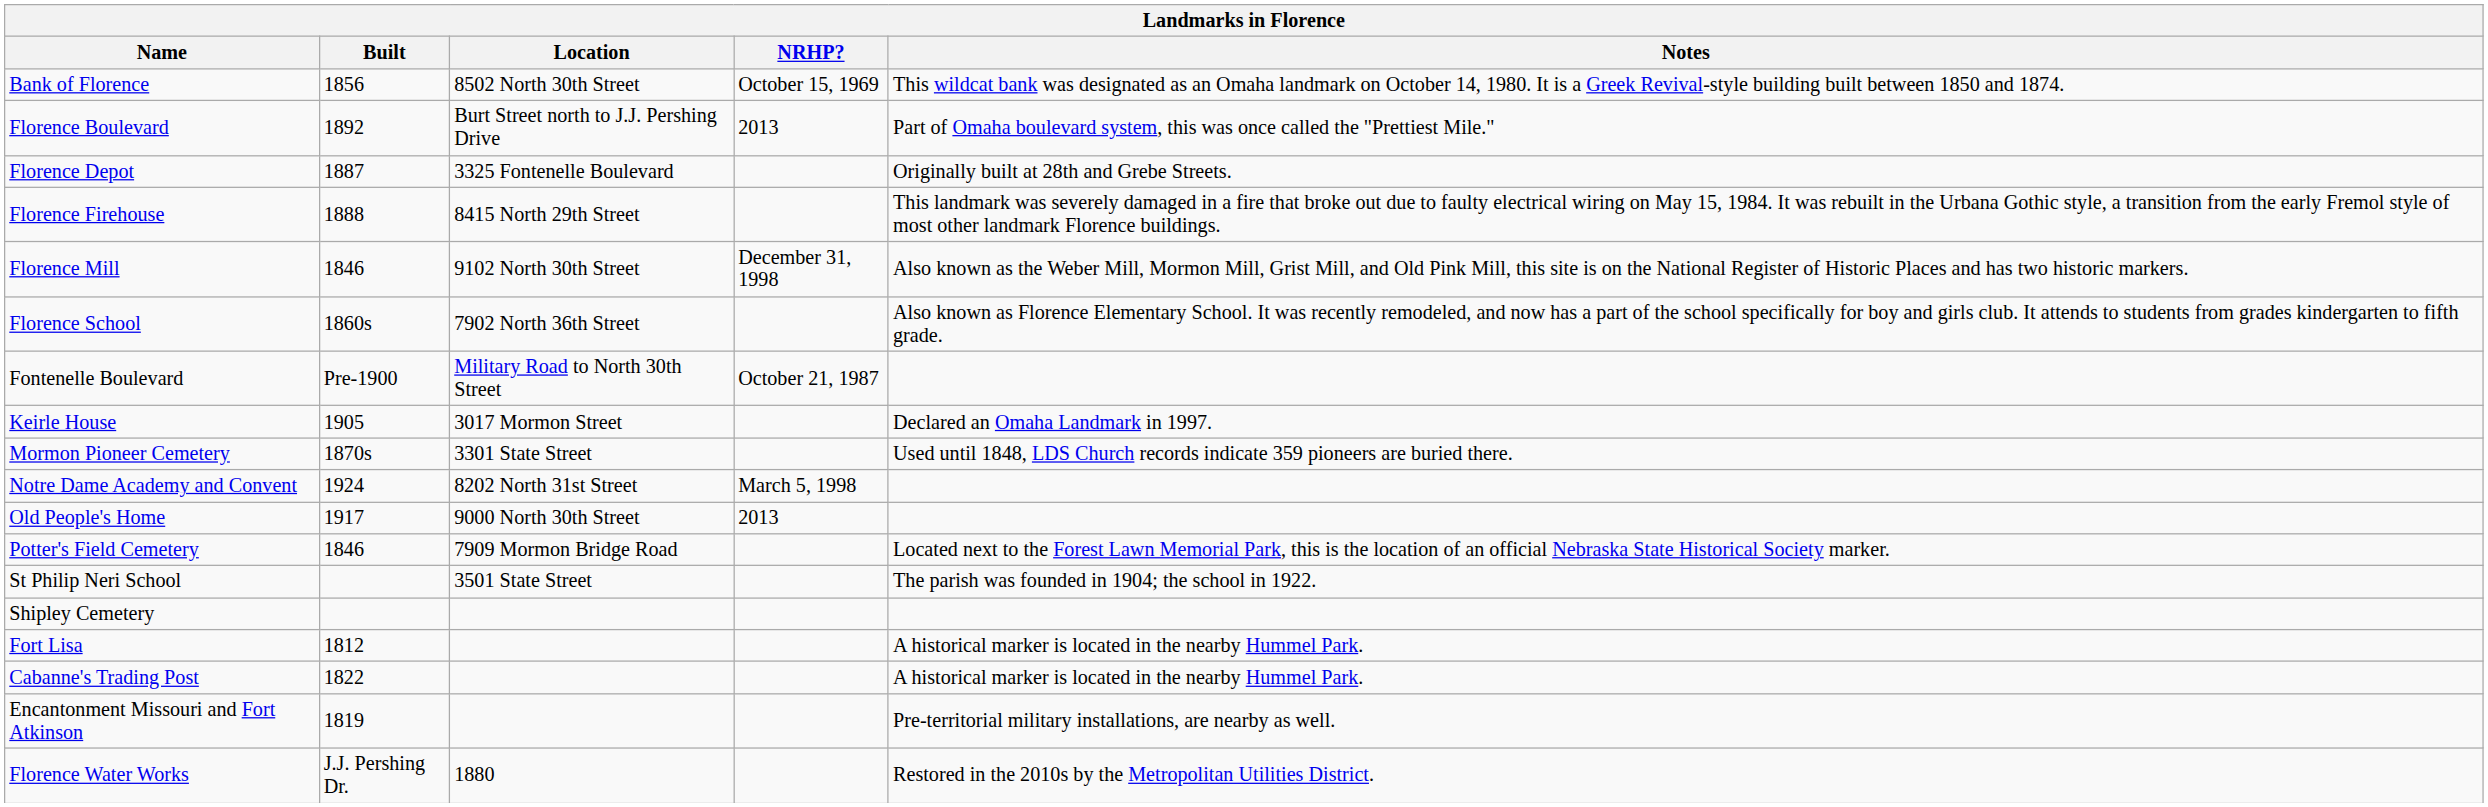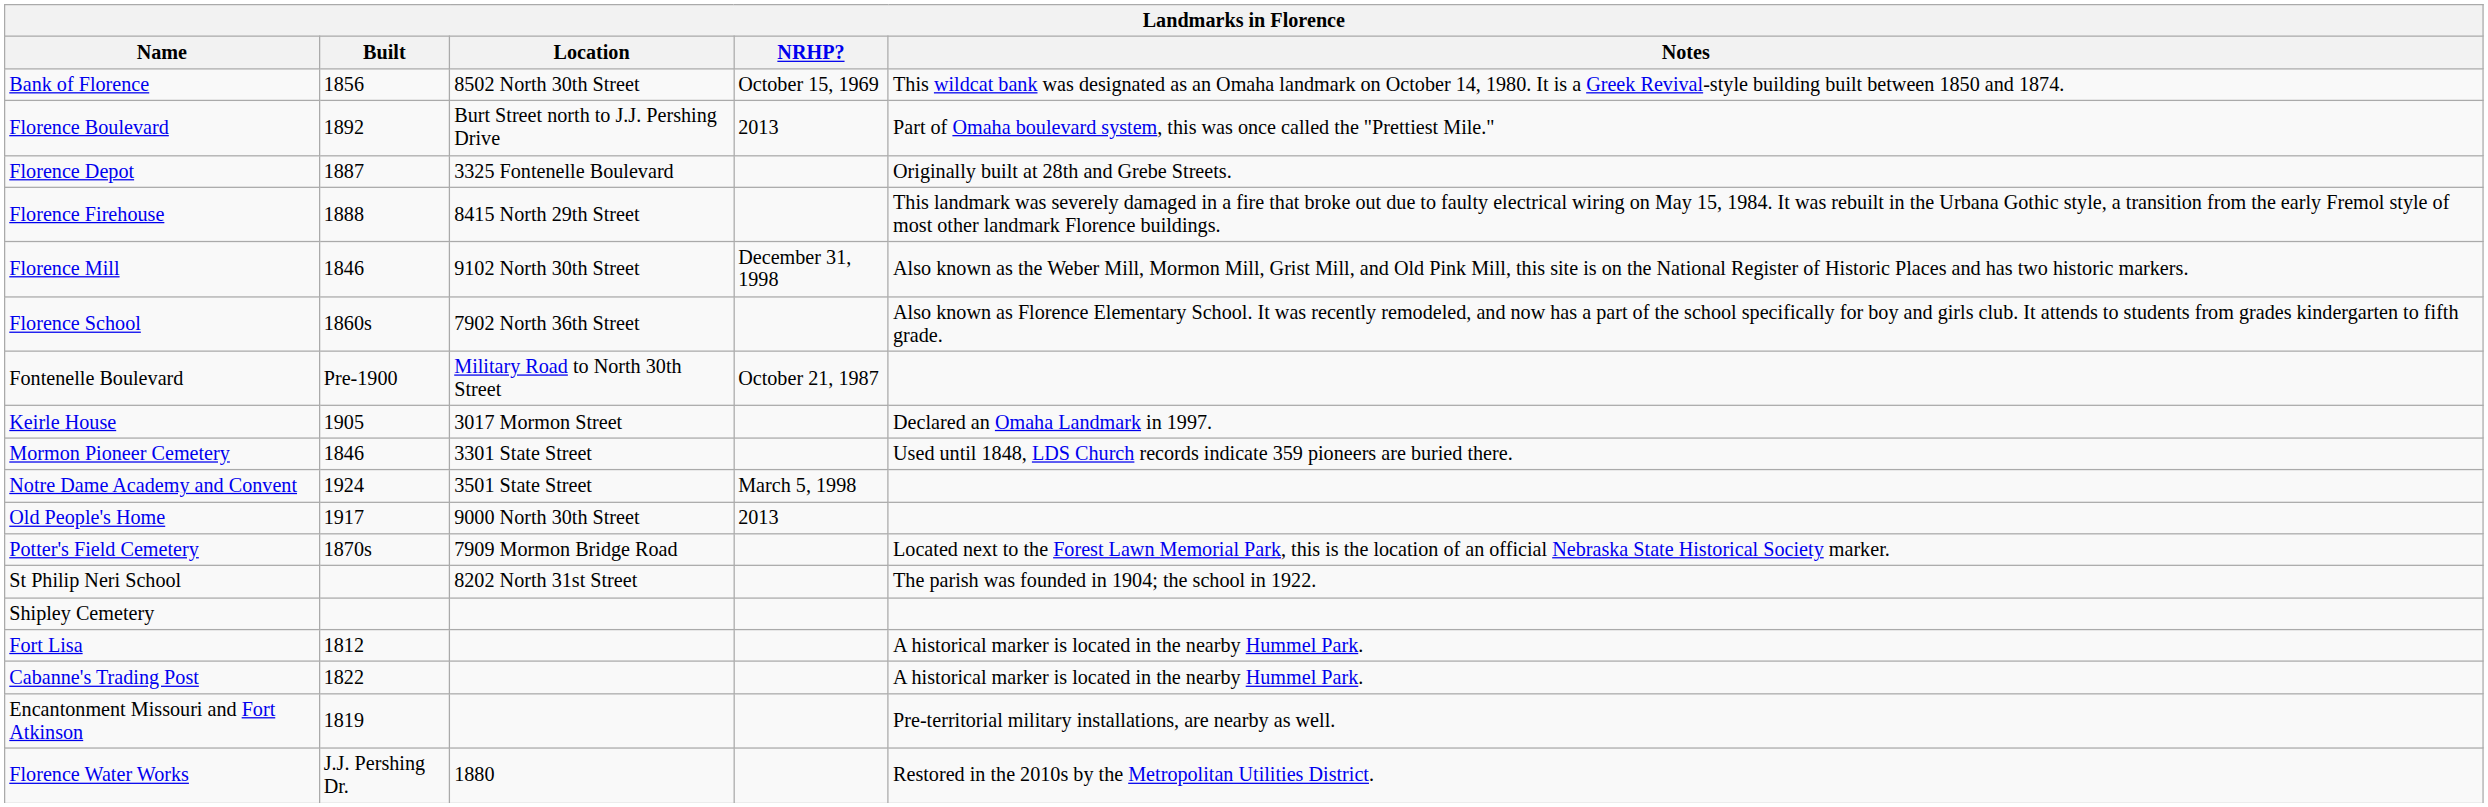(348, 453) 1870s -> (344, 453) 1846
(546, 485) 8202 North 31st Street -> (523, 485) 3501 State Street
(344, 549) 1846 -> (348, 549) 1870s
(523, 581) 3501 State Street -> (546, 581) 8202 North 31st Street
